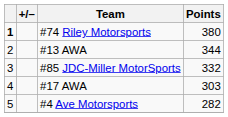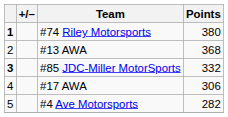(211, 50) 344 -> (211, 50) 368
(10, 68) normal -> (10, 68) bold
(211, 86) 303 -> (211, 86) 306
